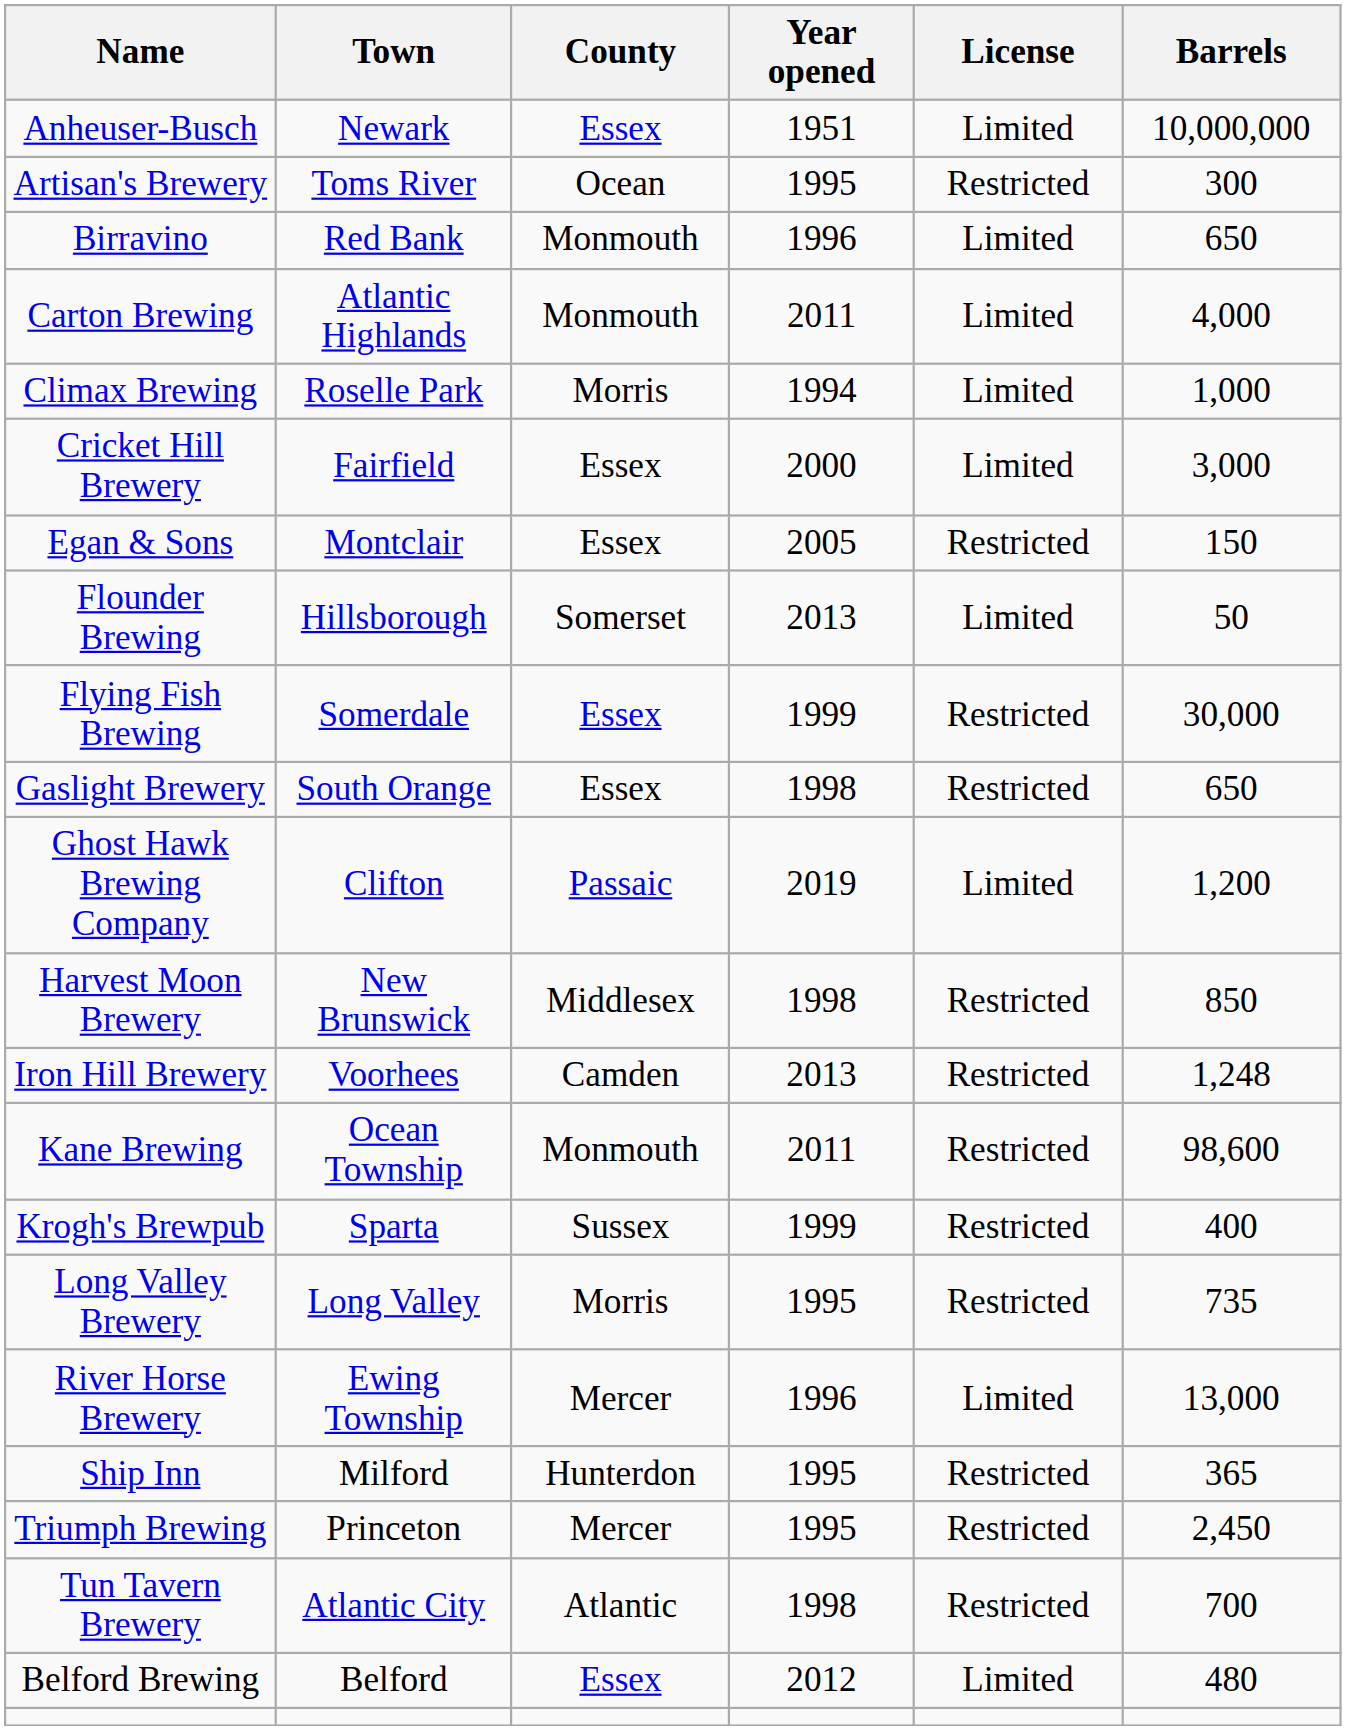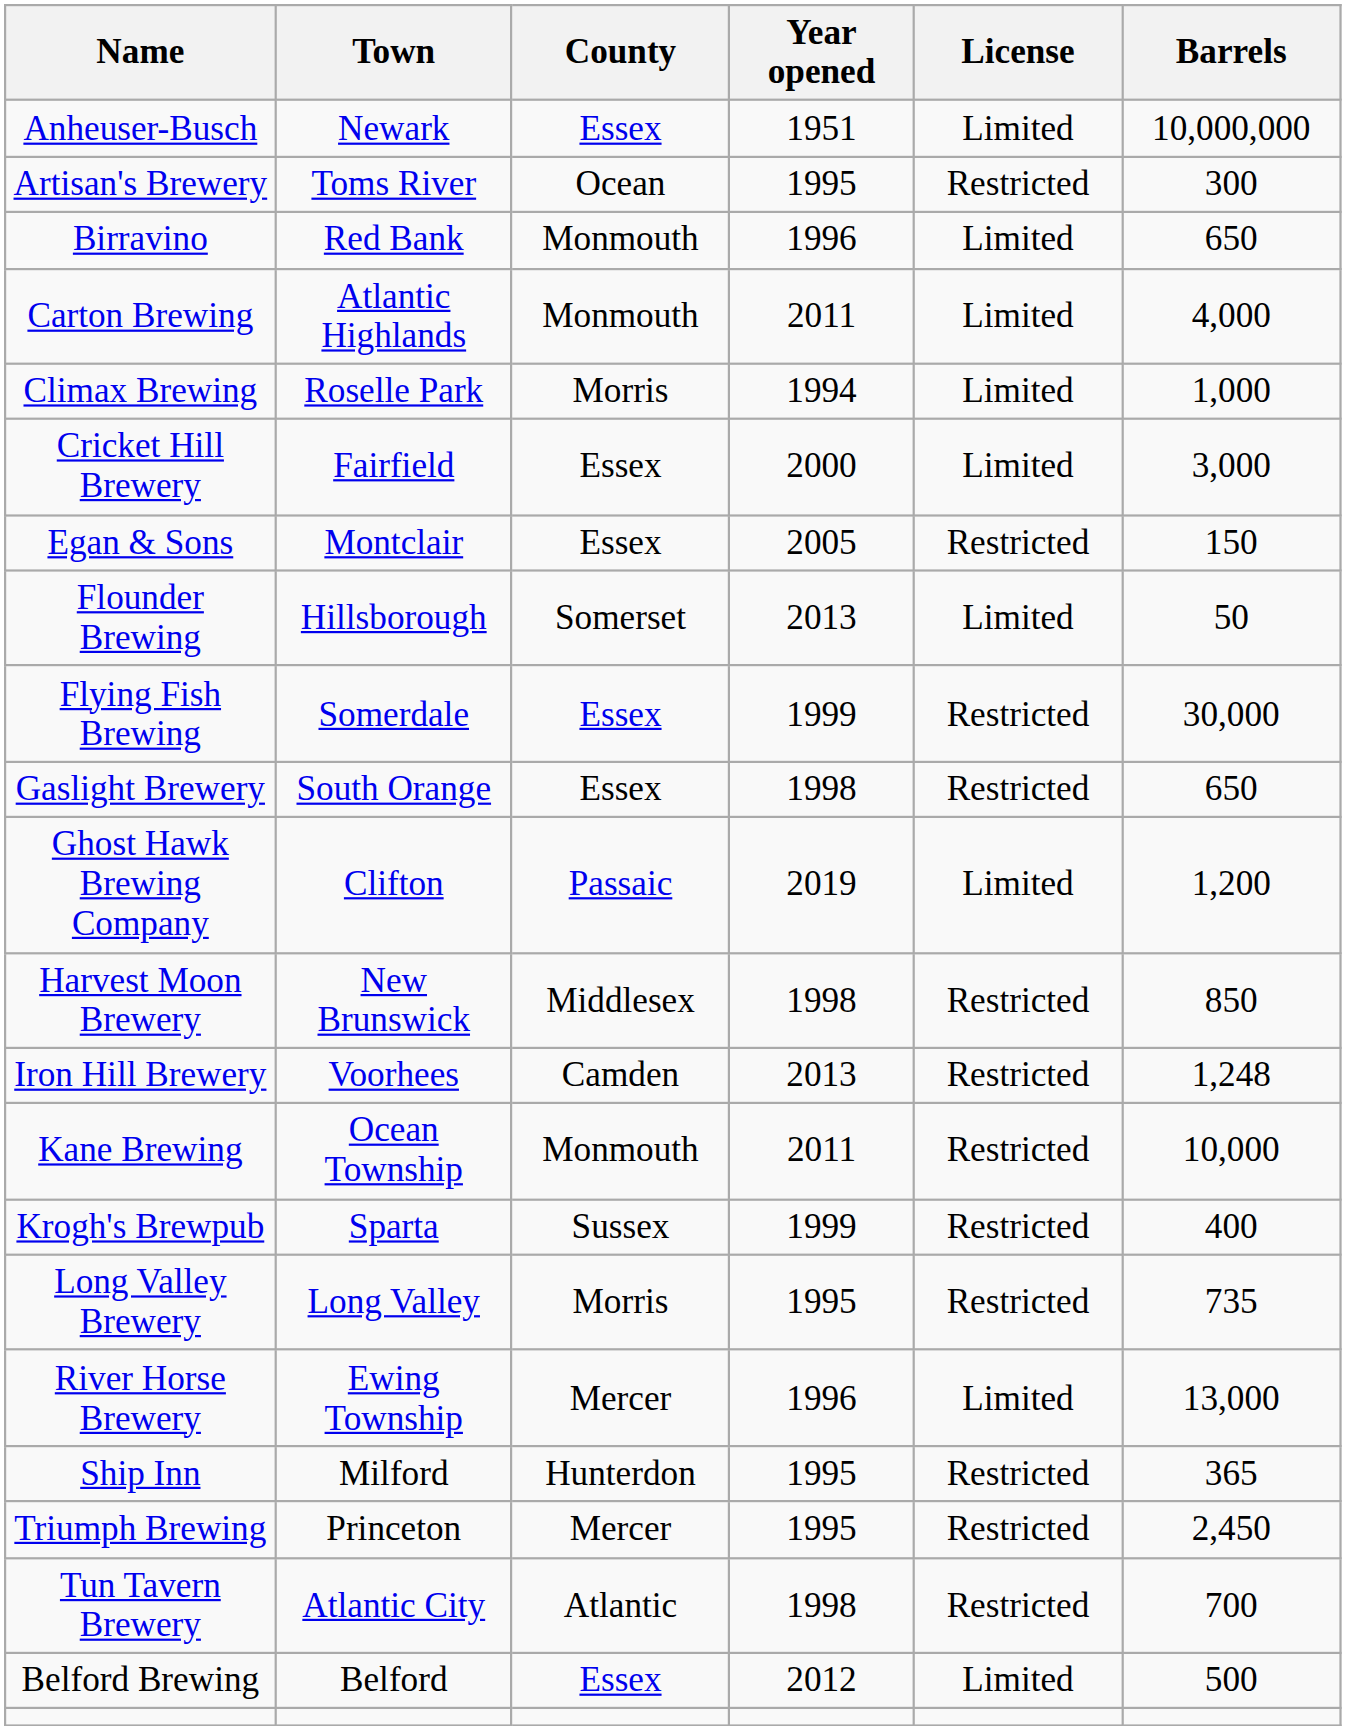(1231, 1150) 98,600 -> (1231, 1150) 10,000
(1231, 1679) 480 -> (1231, 1679) 500
